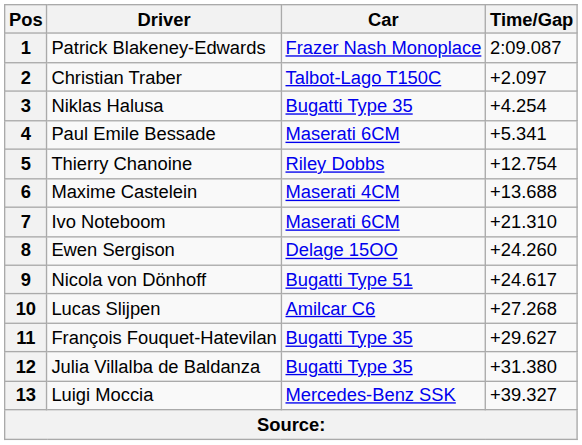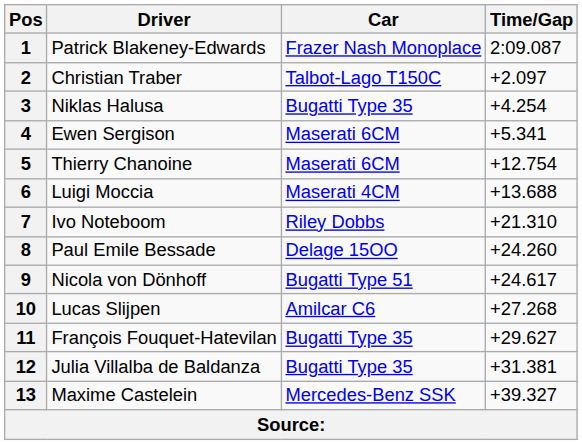(133, 135) Paul Emile Bessade -> (113, 135) Ewen Sergison
(335, 163) Riley Dobbs -> (343, 163) Maserati 6CM
(124, 192) Maxime Castelein -> (102, 192) Luigi Moccia
(343, 221) Maserati 6CM -> (335, 221) Riley Dobbs
(113, 250) Ewen Sergison -> (133, 250) Paul Emile Bessade
(523, 366) +31.380 -> (523, 366) +31.381
(102, 395) Luigi Moccia -> (124, 395) Maxime Castelein
